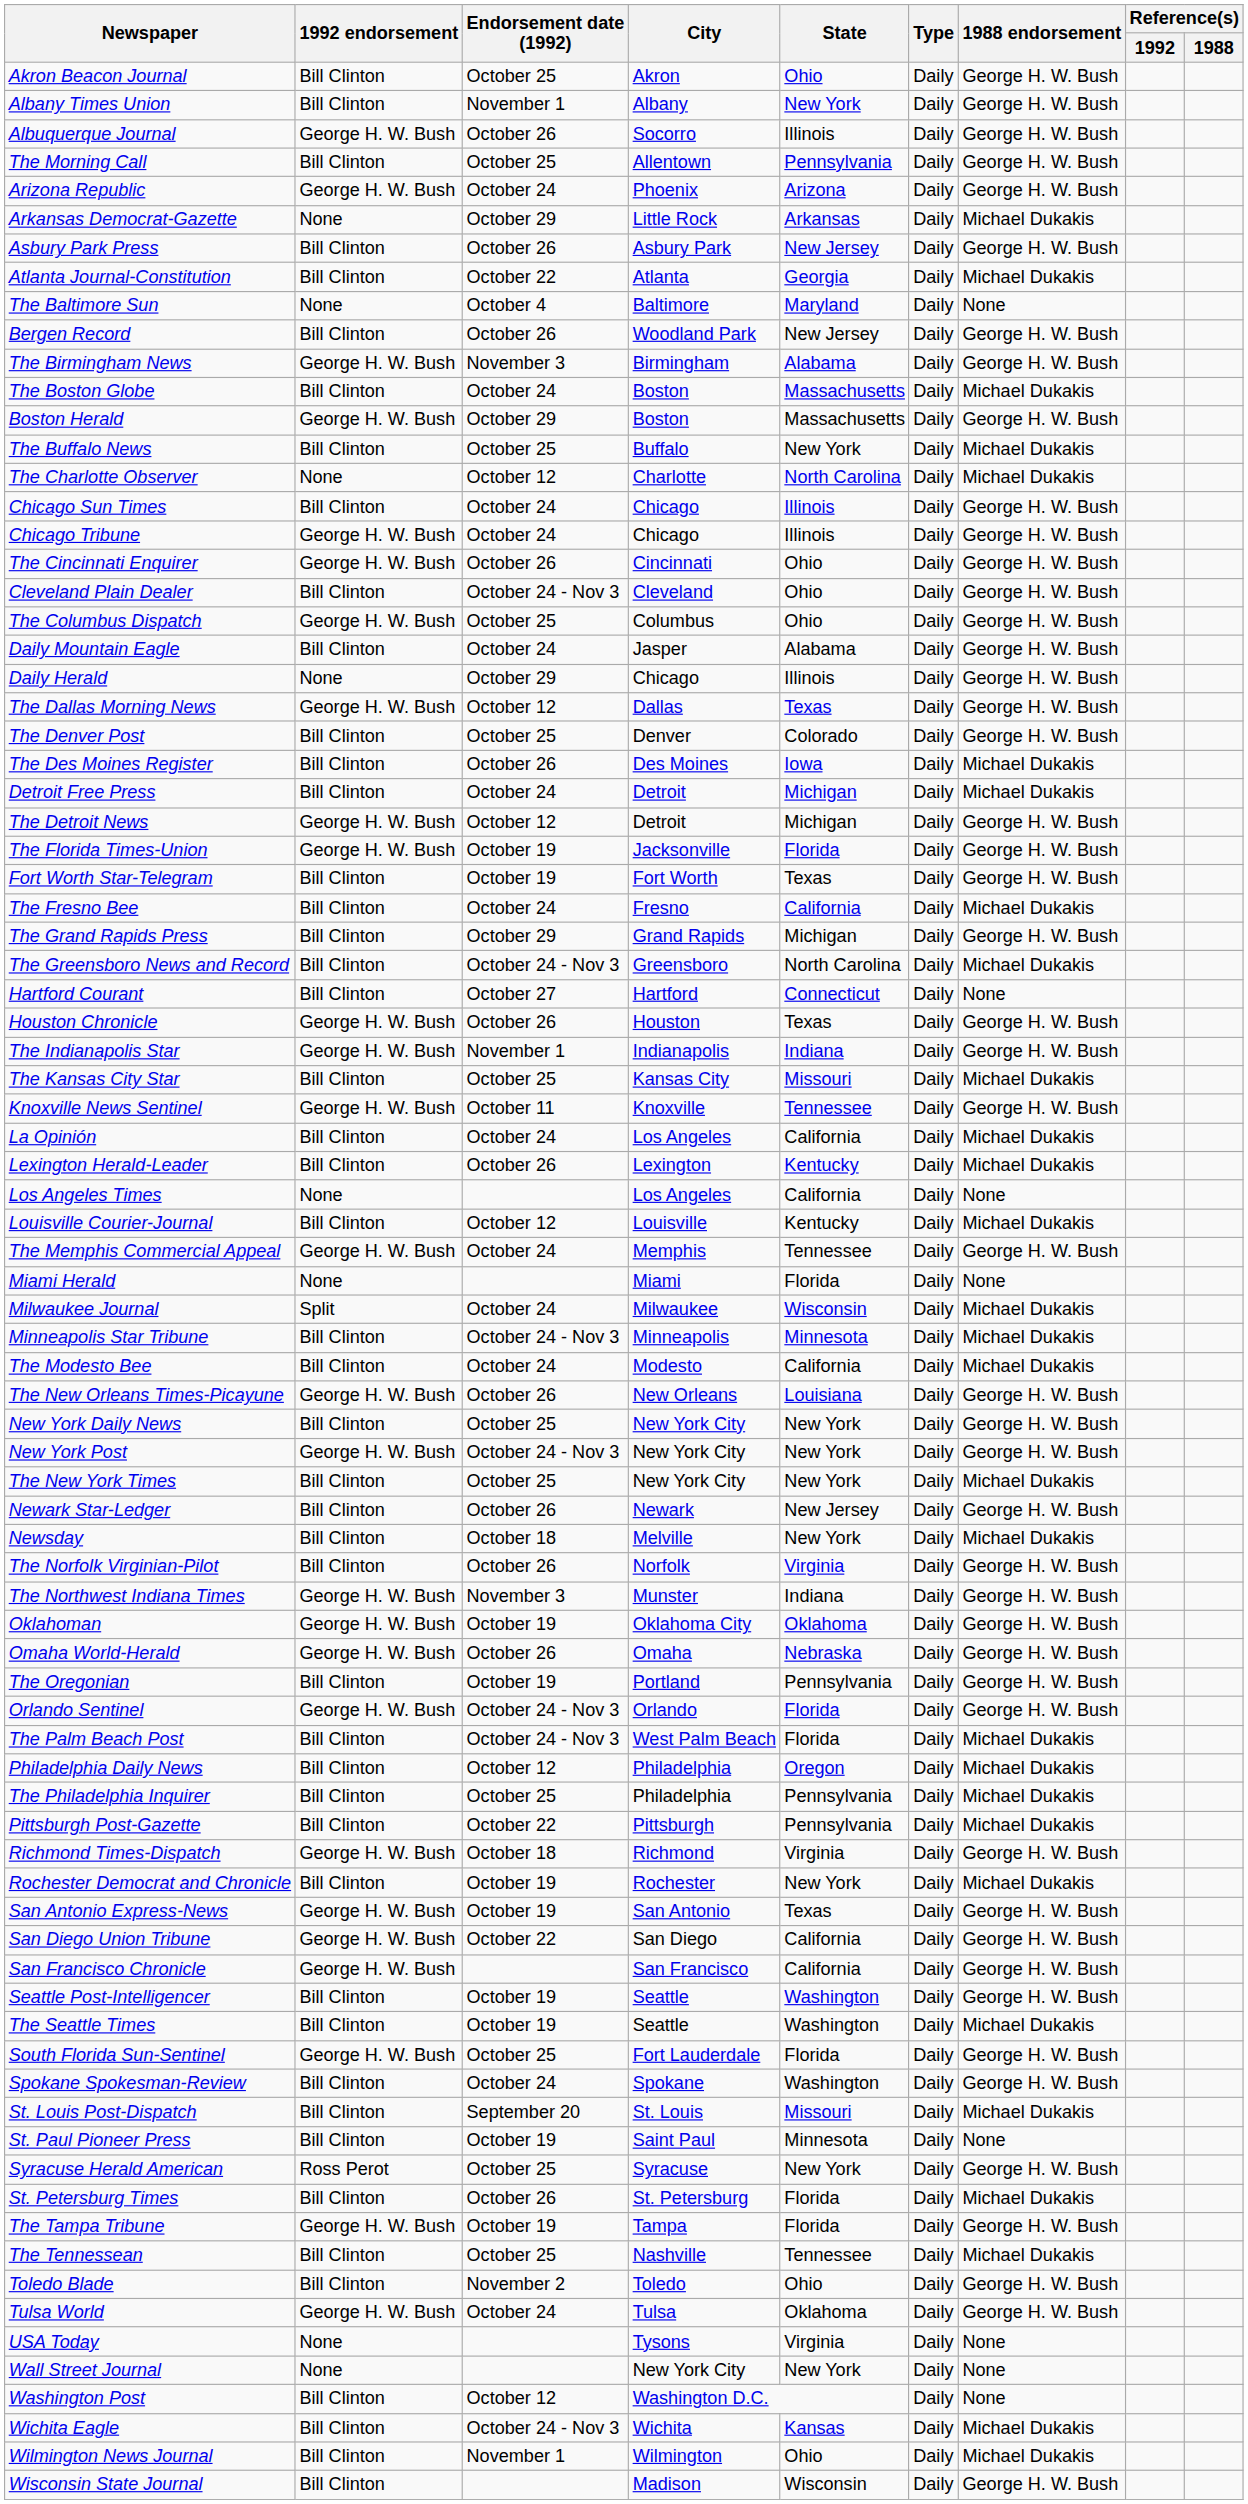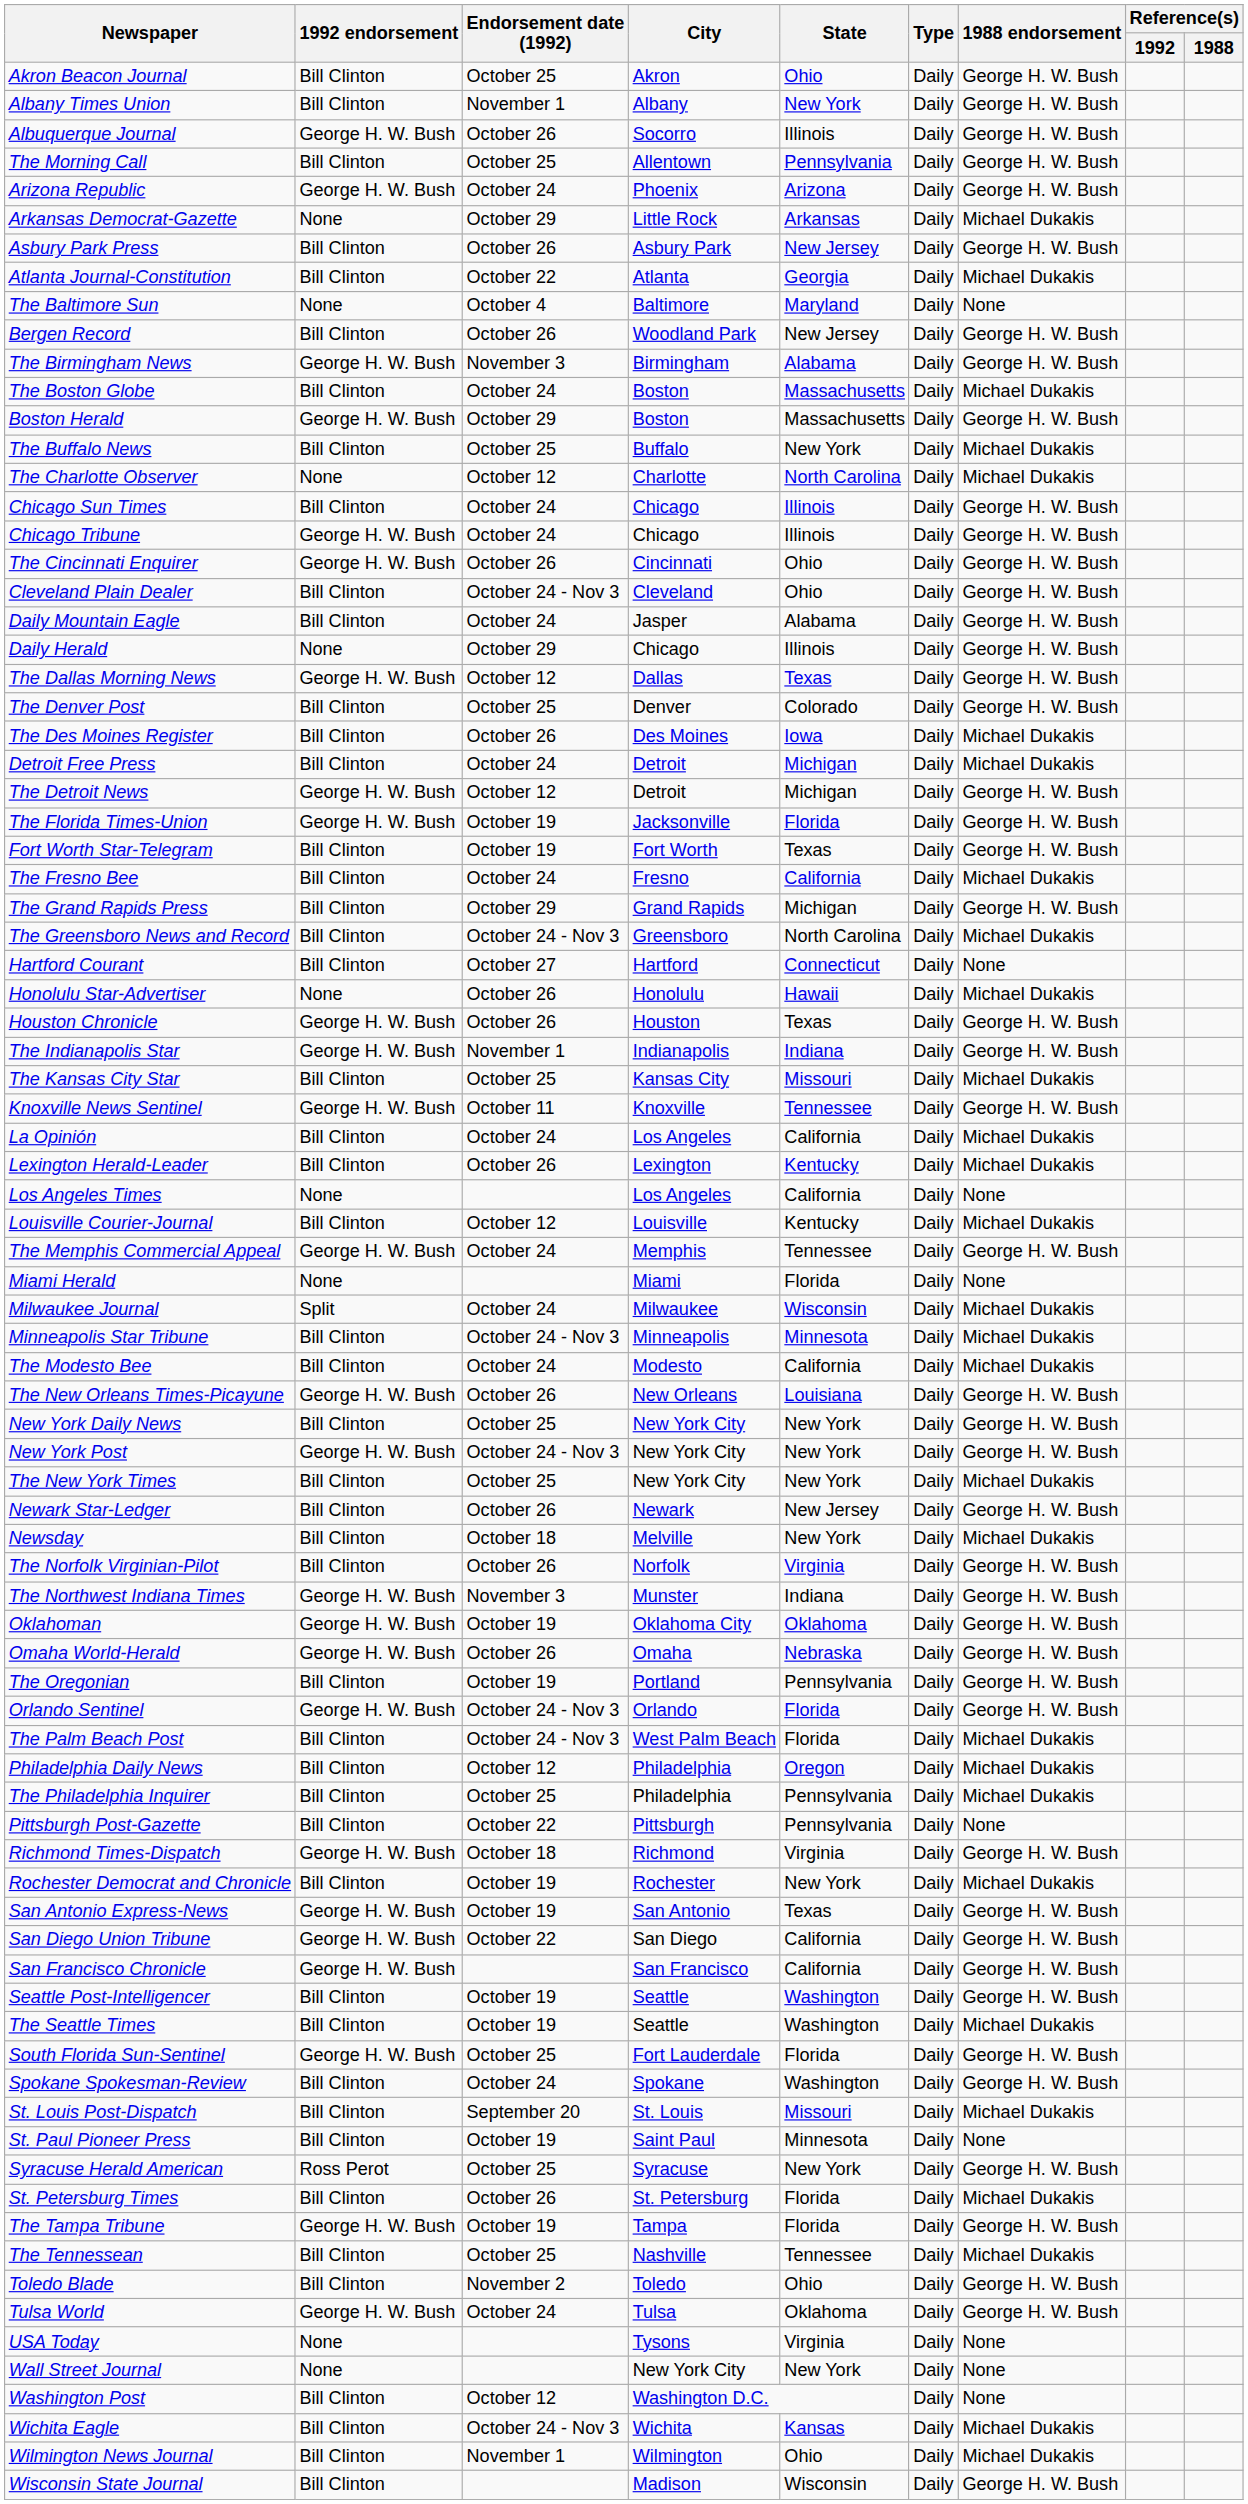- row: (105, 620)
+ row: (107, 993)
(1028, 1825) Michael Dukakis -> (984, 1825) None
